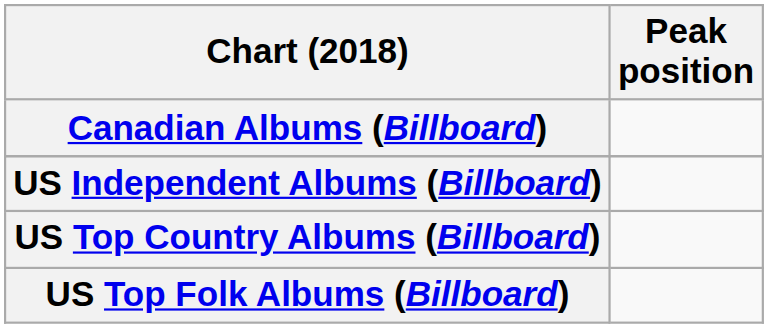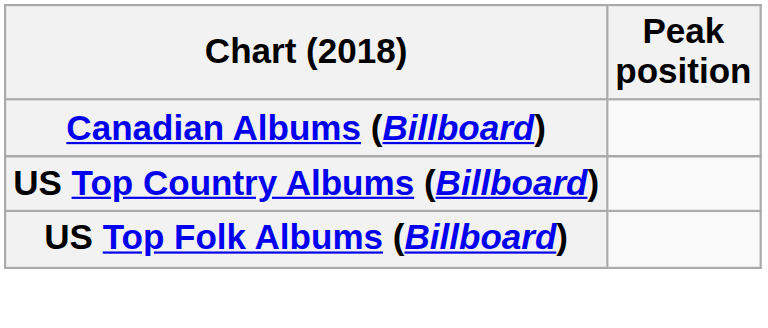- row: (307, 182)
